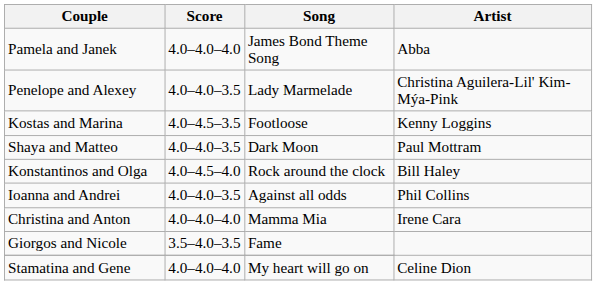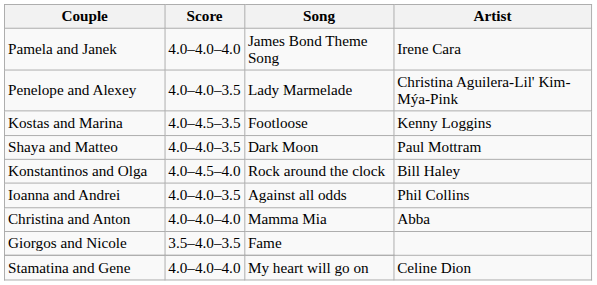(414, 49) Abba -> (429, 49) Irene Cara
(429, 219) Irene Cara -> (414, 219) Abba
